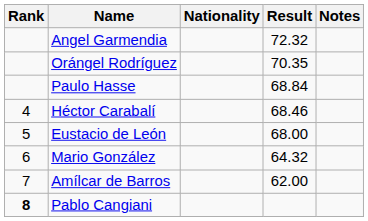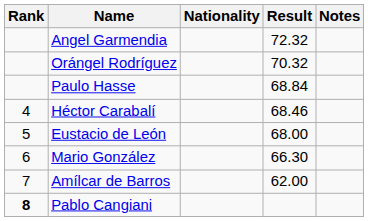(289, 63) 70.35 -> (289, 63) 70.32
(289, 157) 64.32 -> (289, 157) 66.30
